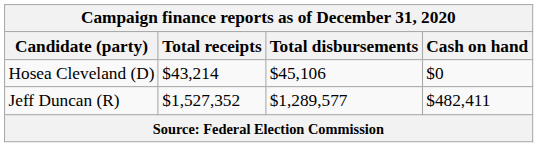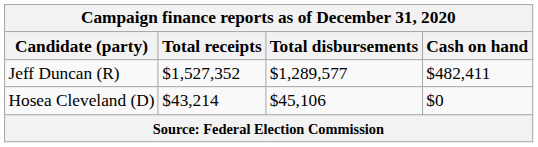rows swapped: (64, 100) <-> (81, 73)
